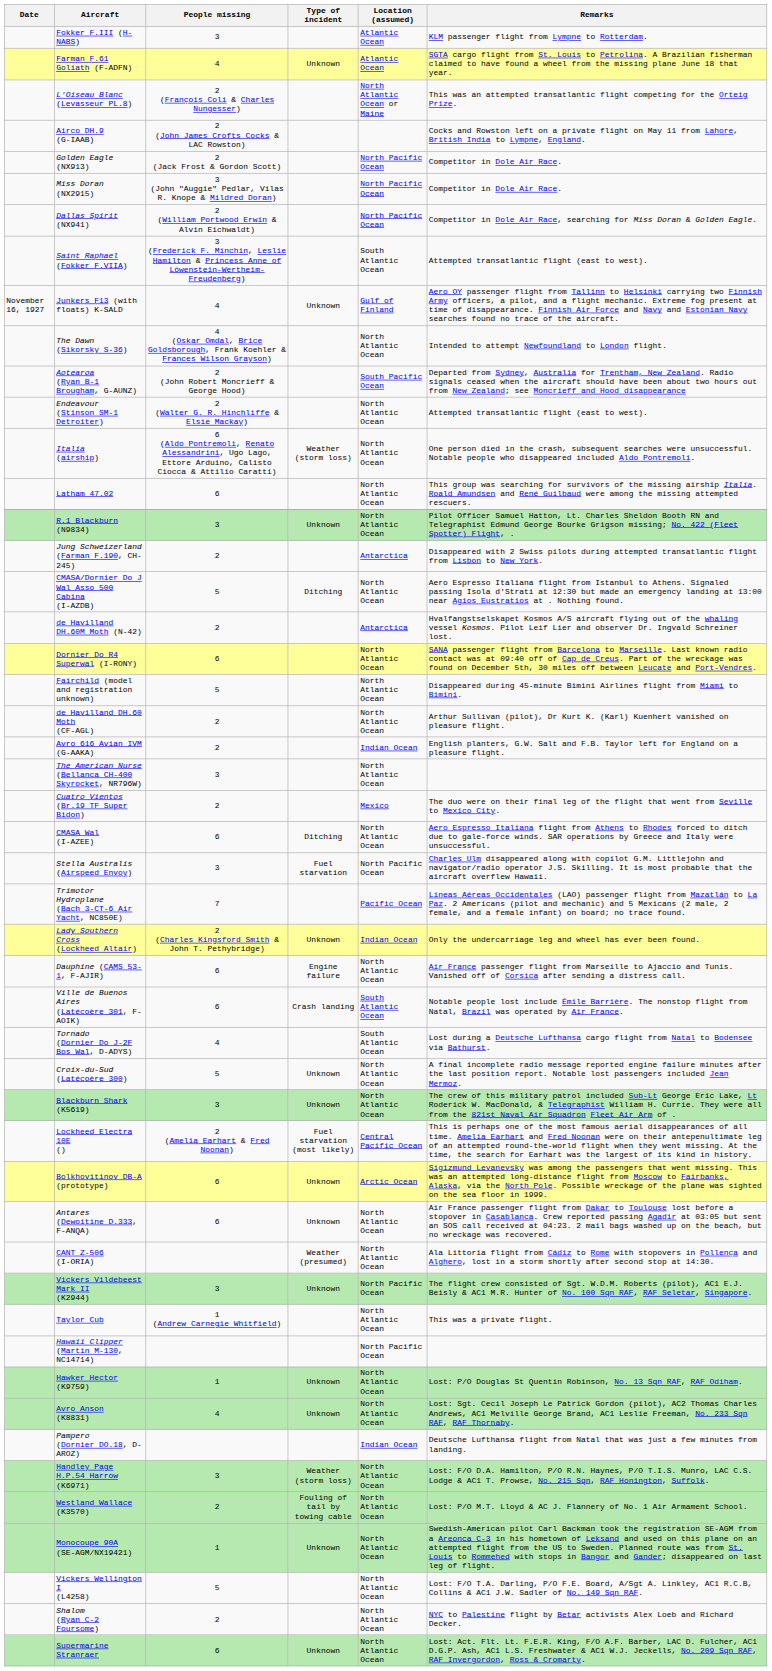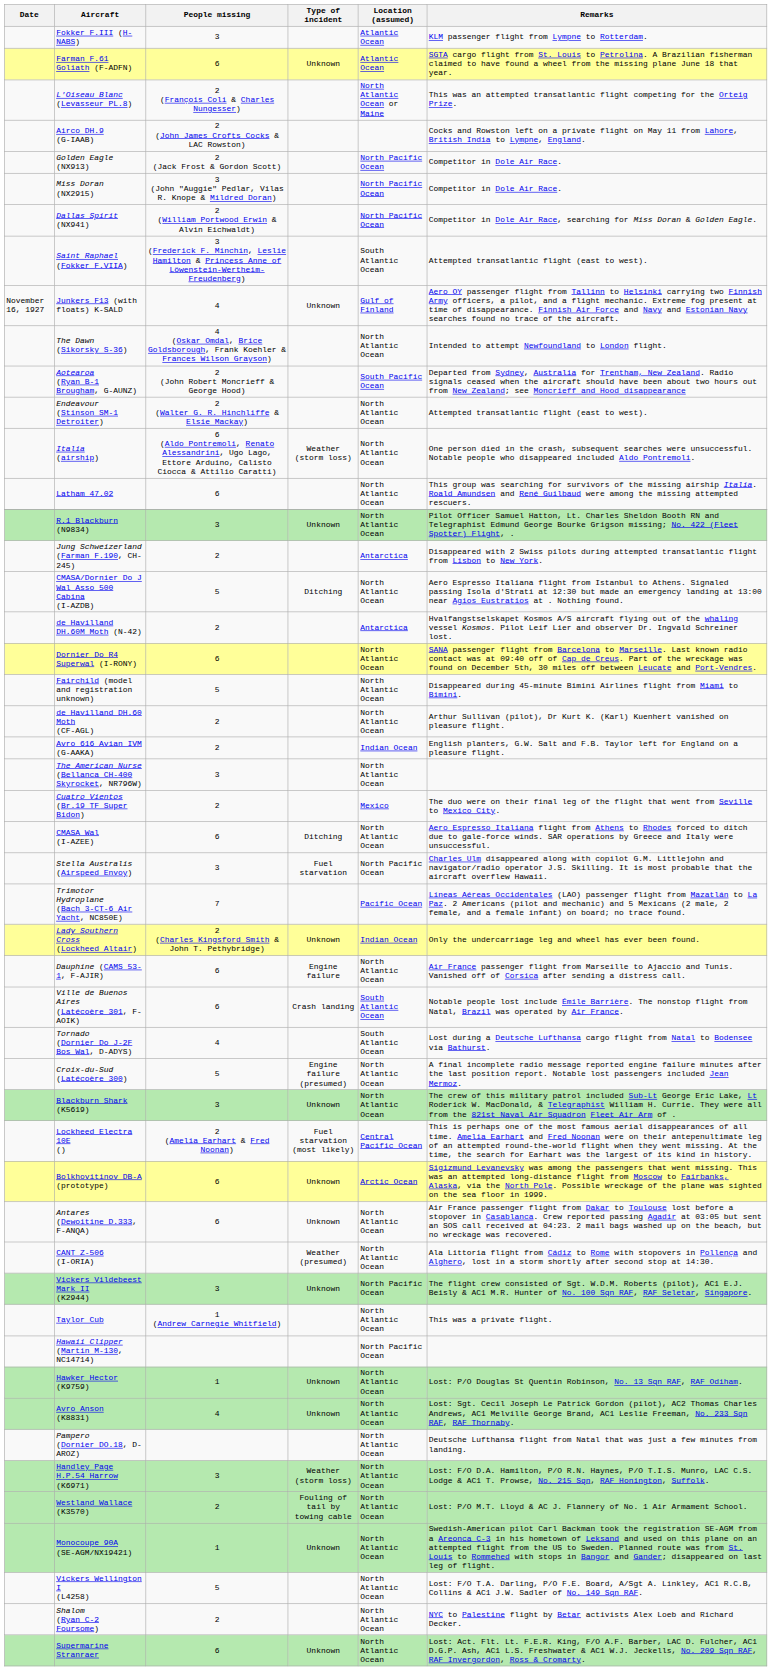(217, 64) 4 -> (217, 64) 6
(323, 1074) Unknown -> (323, 1074) Engine failure (presumed)
(389, 1445) Indian Ocean -> (379, 1445) North Atlantic Ocean
